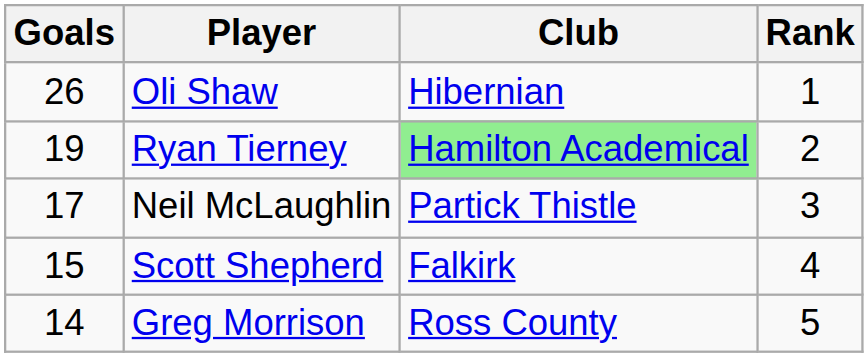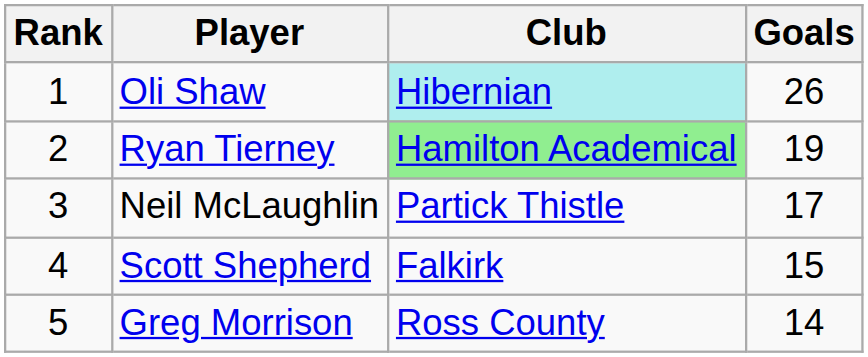columns swapped: (810, 33) <-> (64, 33)
(486, 91) no background -> (474, 91) paleturquoise background
